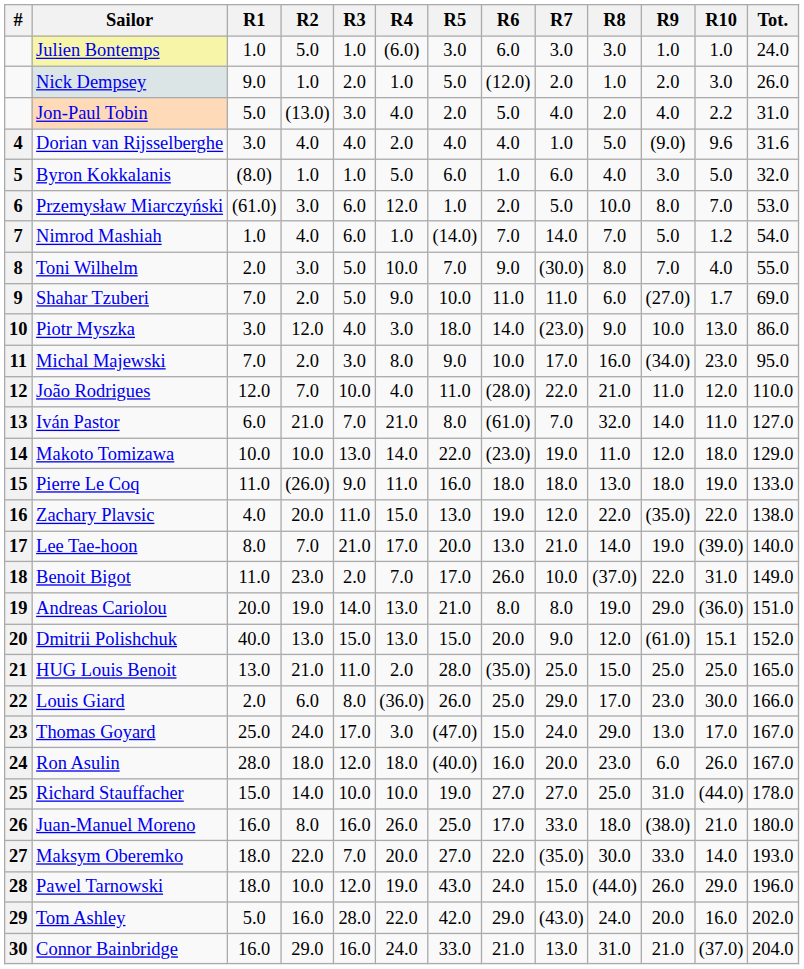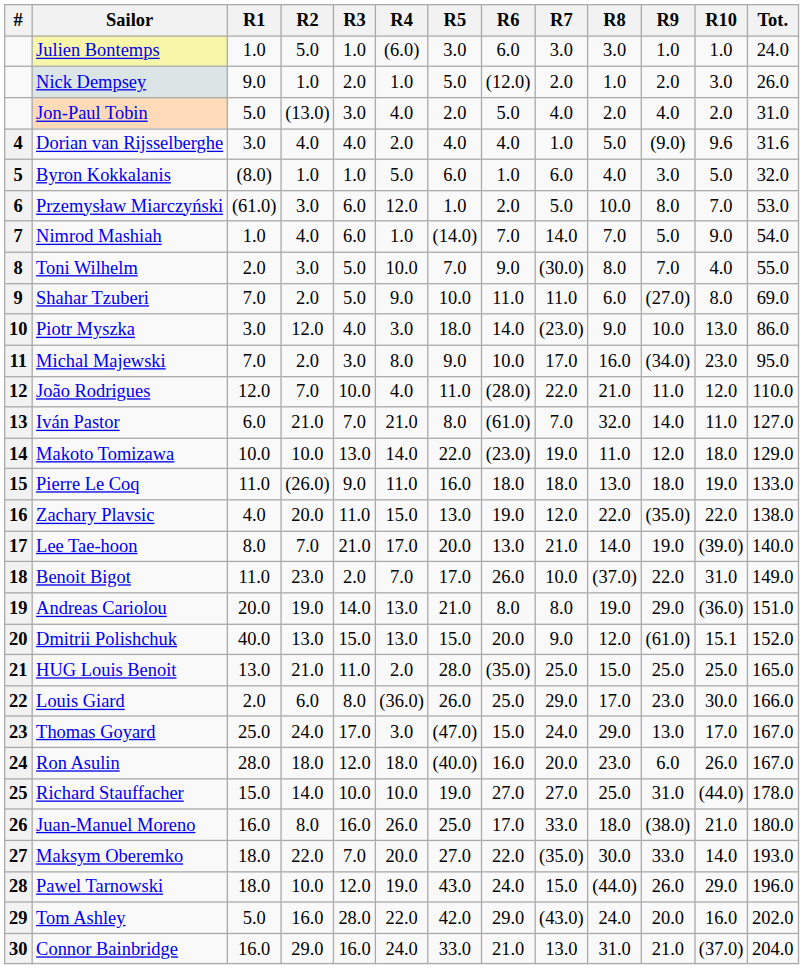(721, 112) 2.2 -> (721, 112) 2.0
(721, 236) 1.2 -> (721, 236) 9.0
(721, 298) 1.7 -> (721, 298) 8.0
